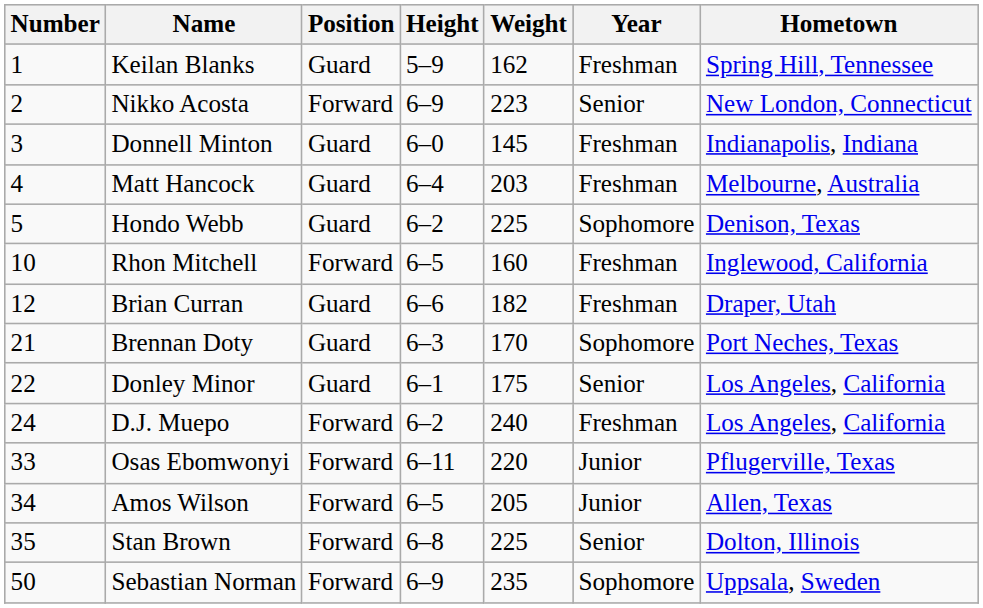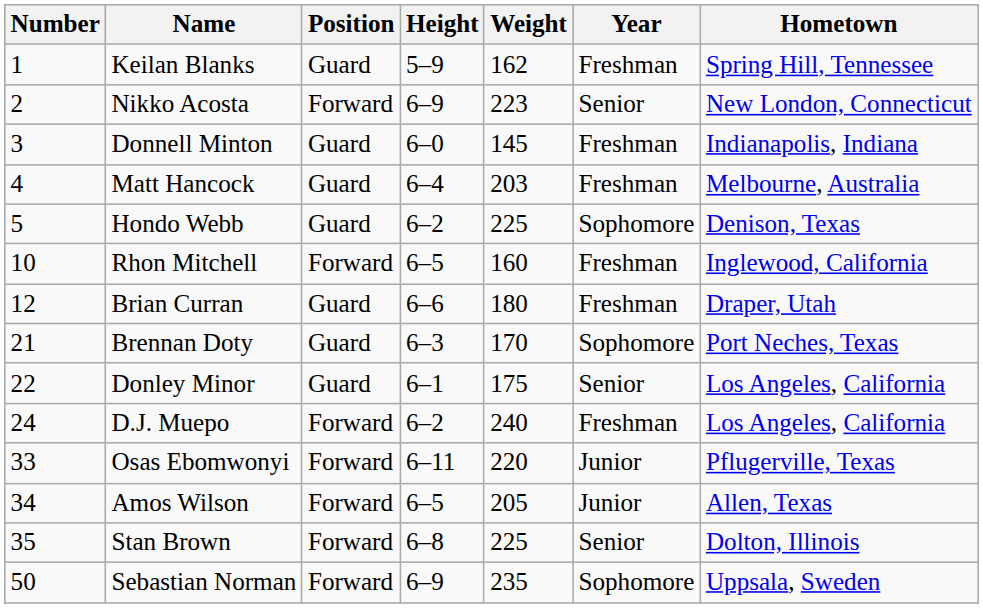(509, 303) 182 -> (509, 303) 180
